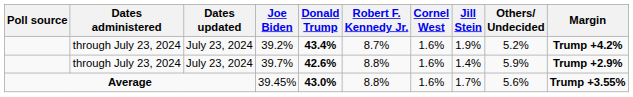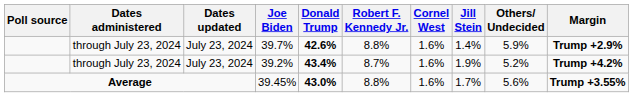rows swapped: (277, 45) <-> (277, 64)
